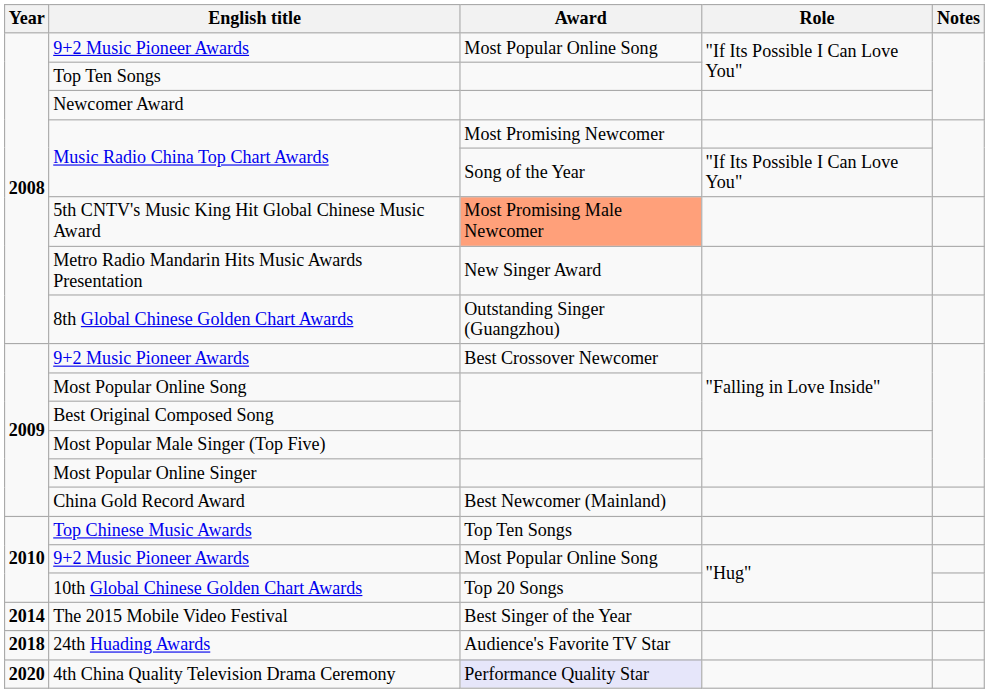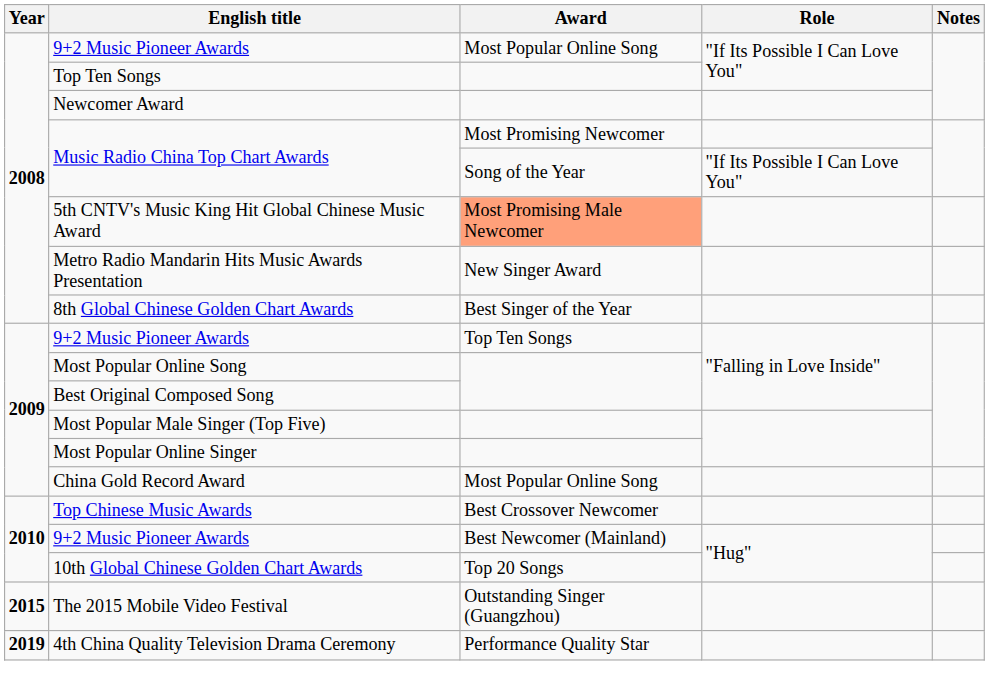(534, 319) Outstanding Singer (Guangzhou) -> (548, 309) Best Singer of the Year
(561, 358) Best Crossover Newcomer -> (518, 337) Top Ten Songs
(565, 501) Best Newcomer (Mainland) -> (561, 481) Most Popular Online Song
(518, 530) Top Ten Songs -> (561, 509) Best Crossover Newcomer
(561, 558) Most Popular Online Song -> (565, 538) Best Newcomer (Mainland)
(27, 616) 2014 -> (27, 606) 2015
(548, 616) Best Singer of the Year -> (534, 606) Outstanding Singer (Guangzhou)
- row: (132, 644)
(27, 673) 2020 -> (27, 644) 2019
(557, 673) lavender background -> (557, 644) no background
